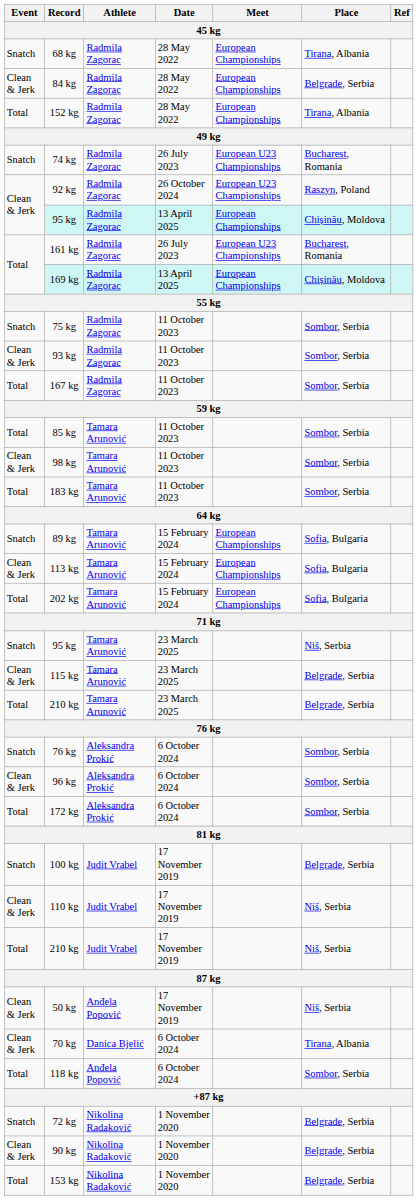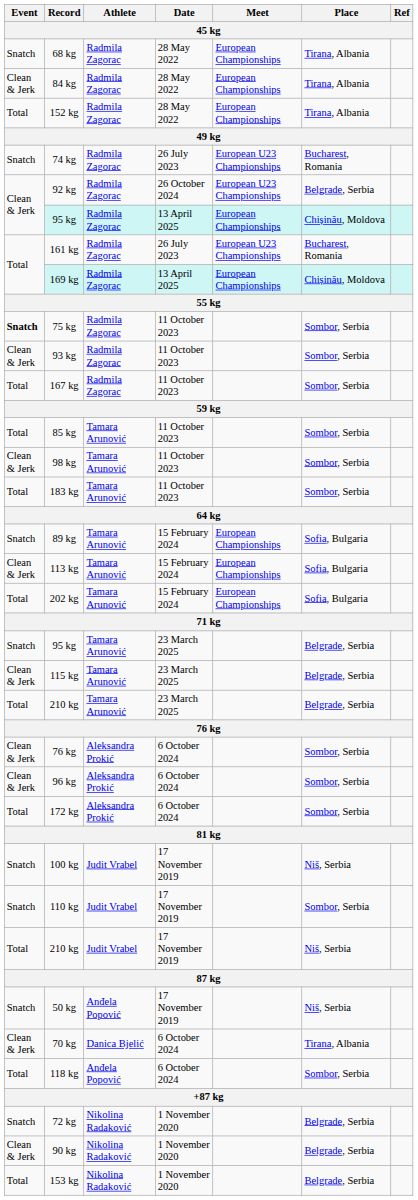(339, 83) Belgrade, Serbia -> (337, 83) Tirana, Albania
(337, 190) Raszyn, Poland -> (339, 190) Belgrade, Serbia
(21, 326) normal -> (22, 326) bold
(328, 645) Niš, Serbia -> (339, 645) Belgrade, Serbia
(21, 752) Snatch -> (21, 752) Clean & Jerk
(339, 864) Belgrade, Serbia -> (328, 864) Niš, Serbia
(21, 906) Clean & Jerk -> (21, 906) Snatch
(328, 906) Niš, Serbia -> (337, 906) Sombor, Serbia
(21, 1008) Clean & Jerk -> (21, 1008) Snatch
